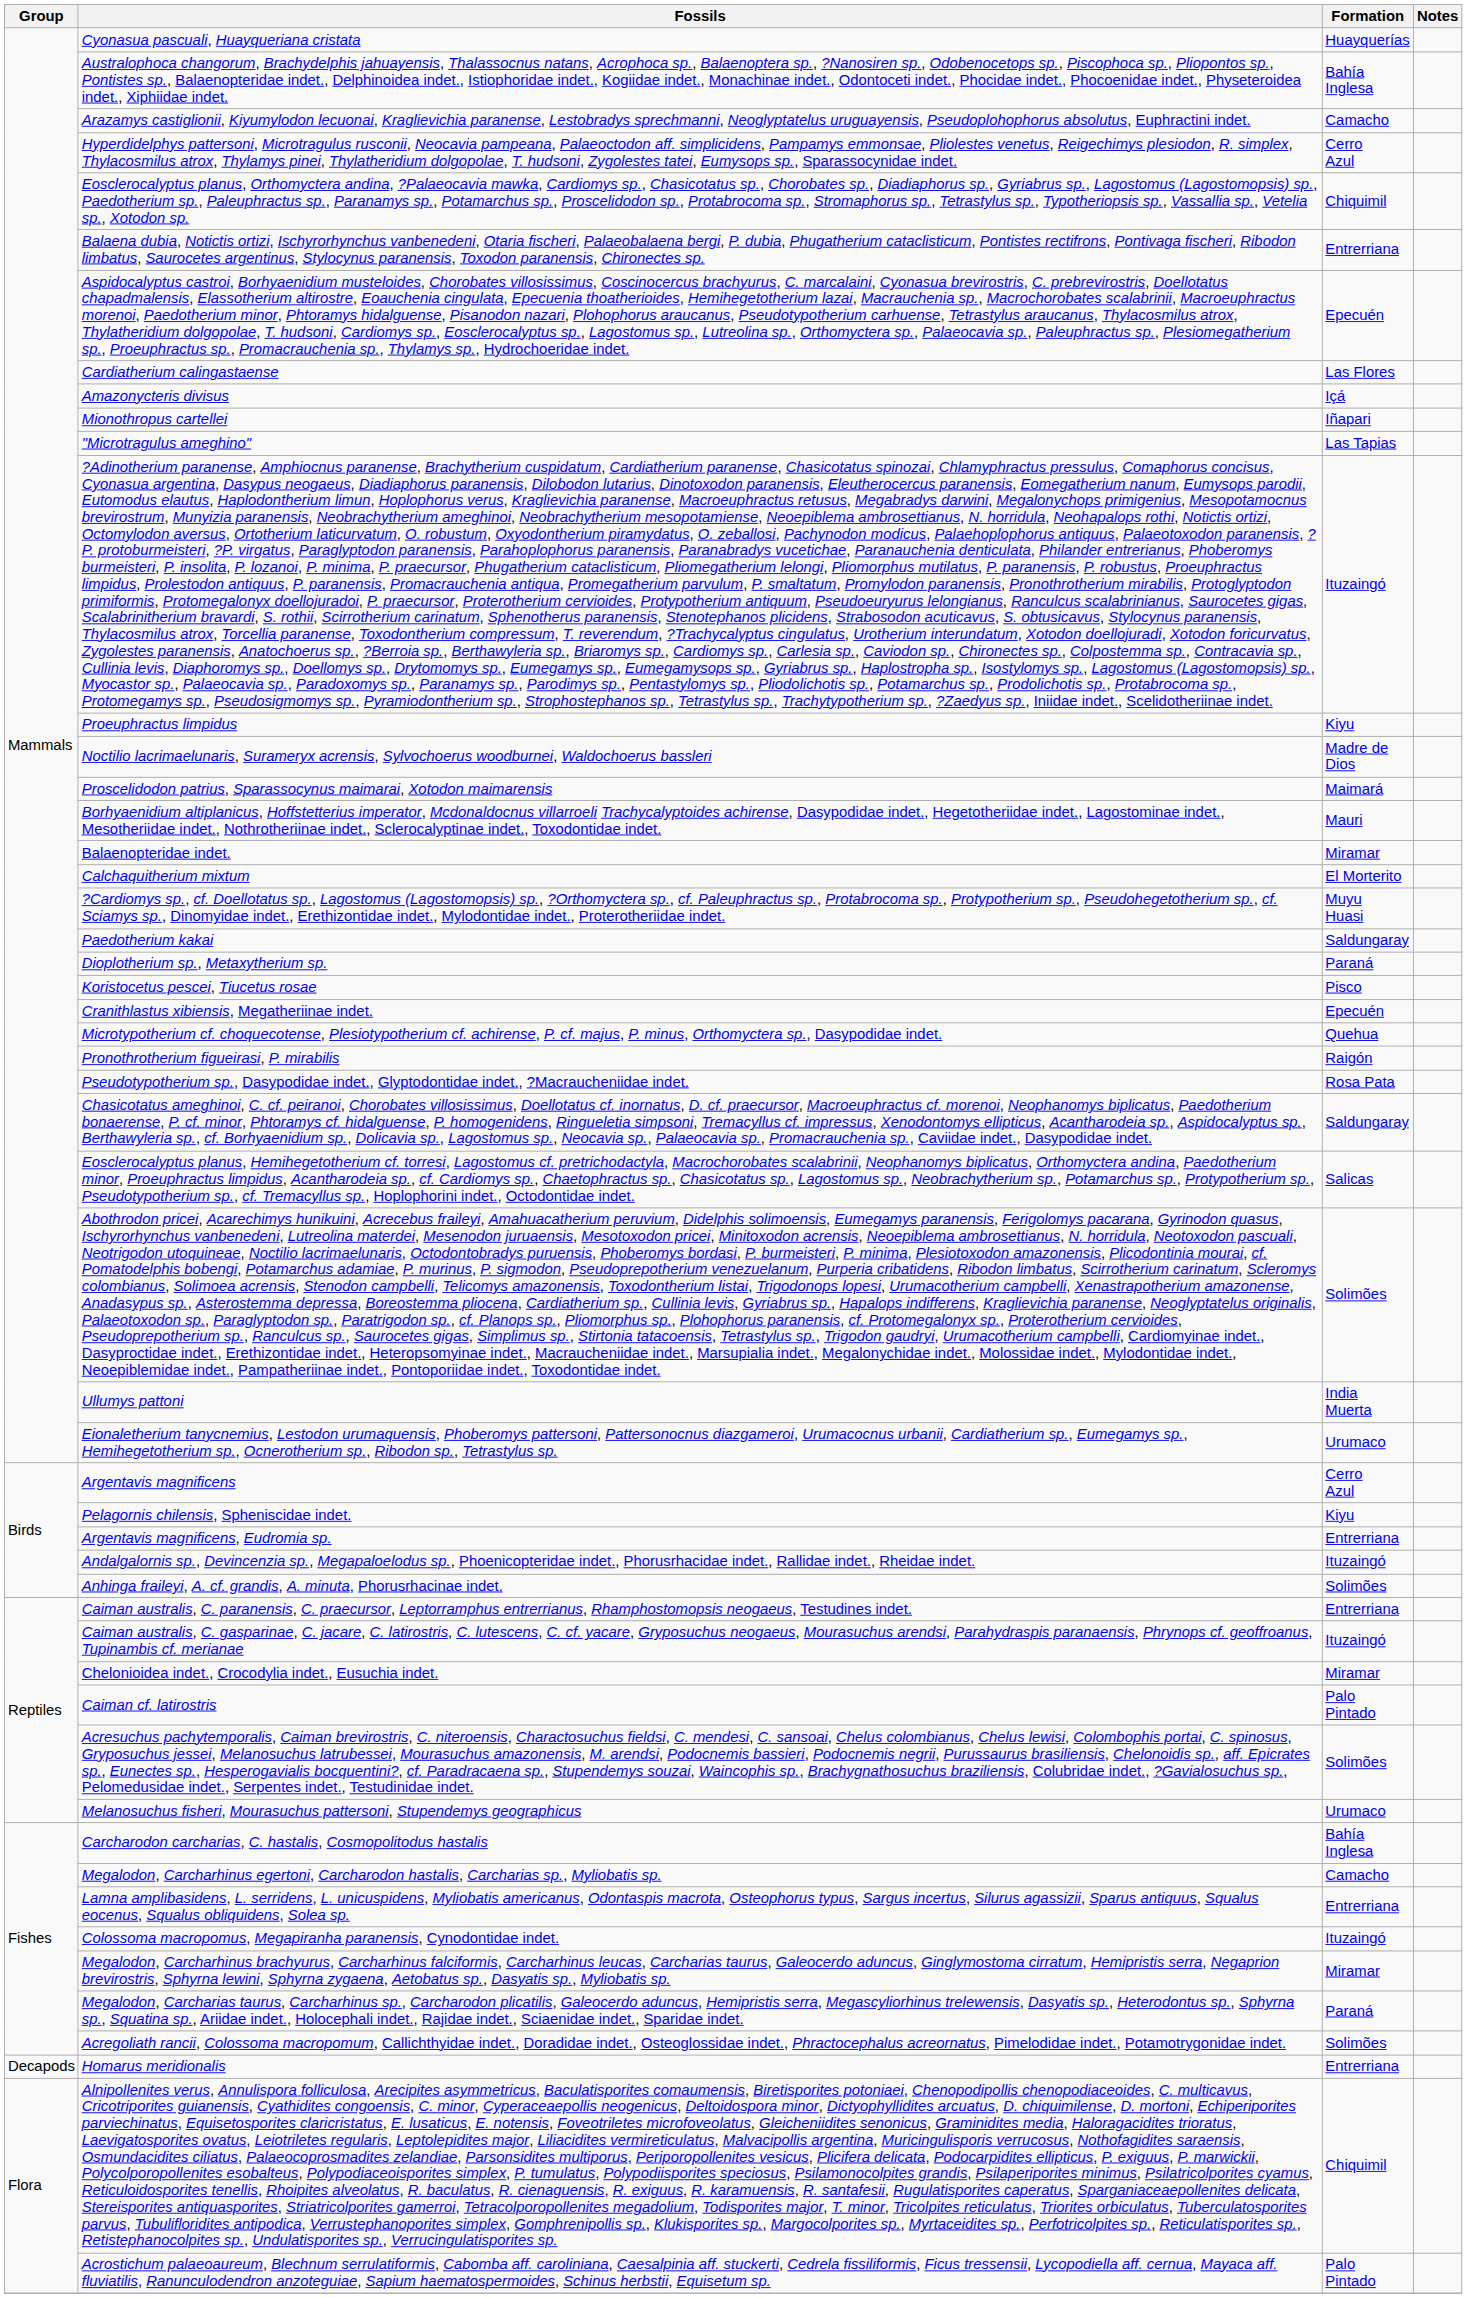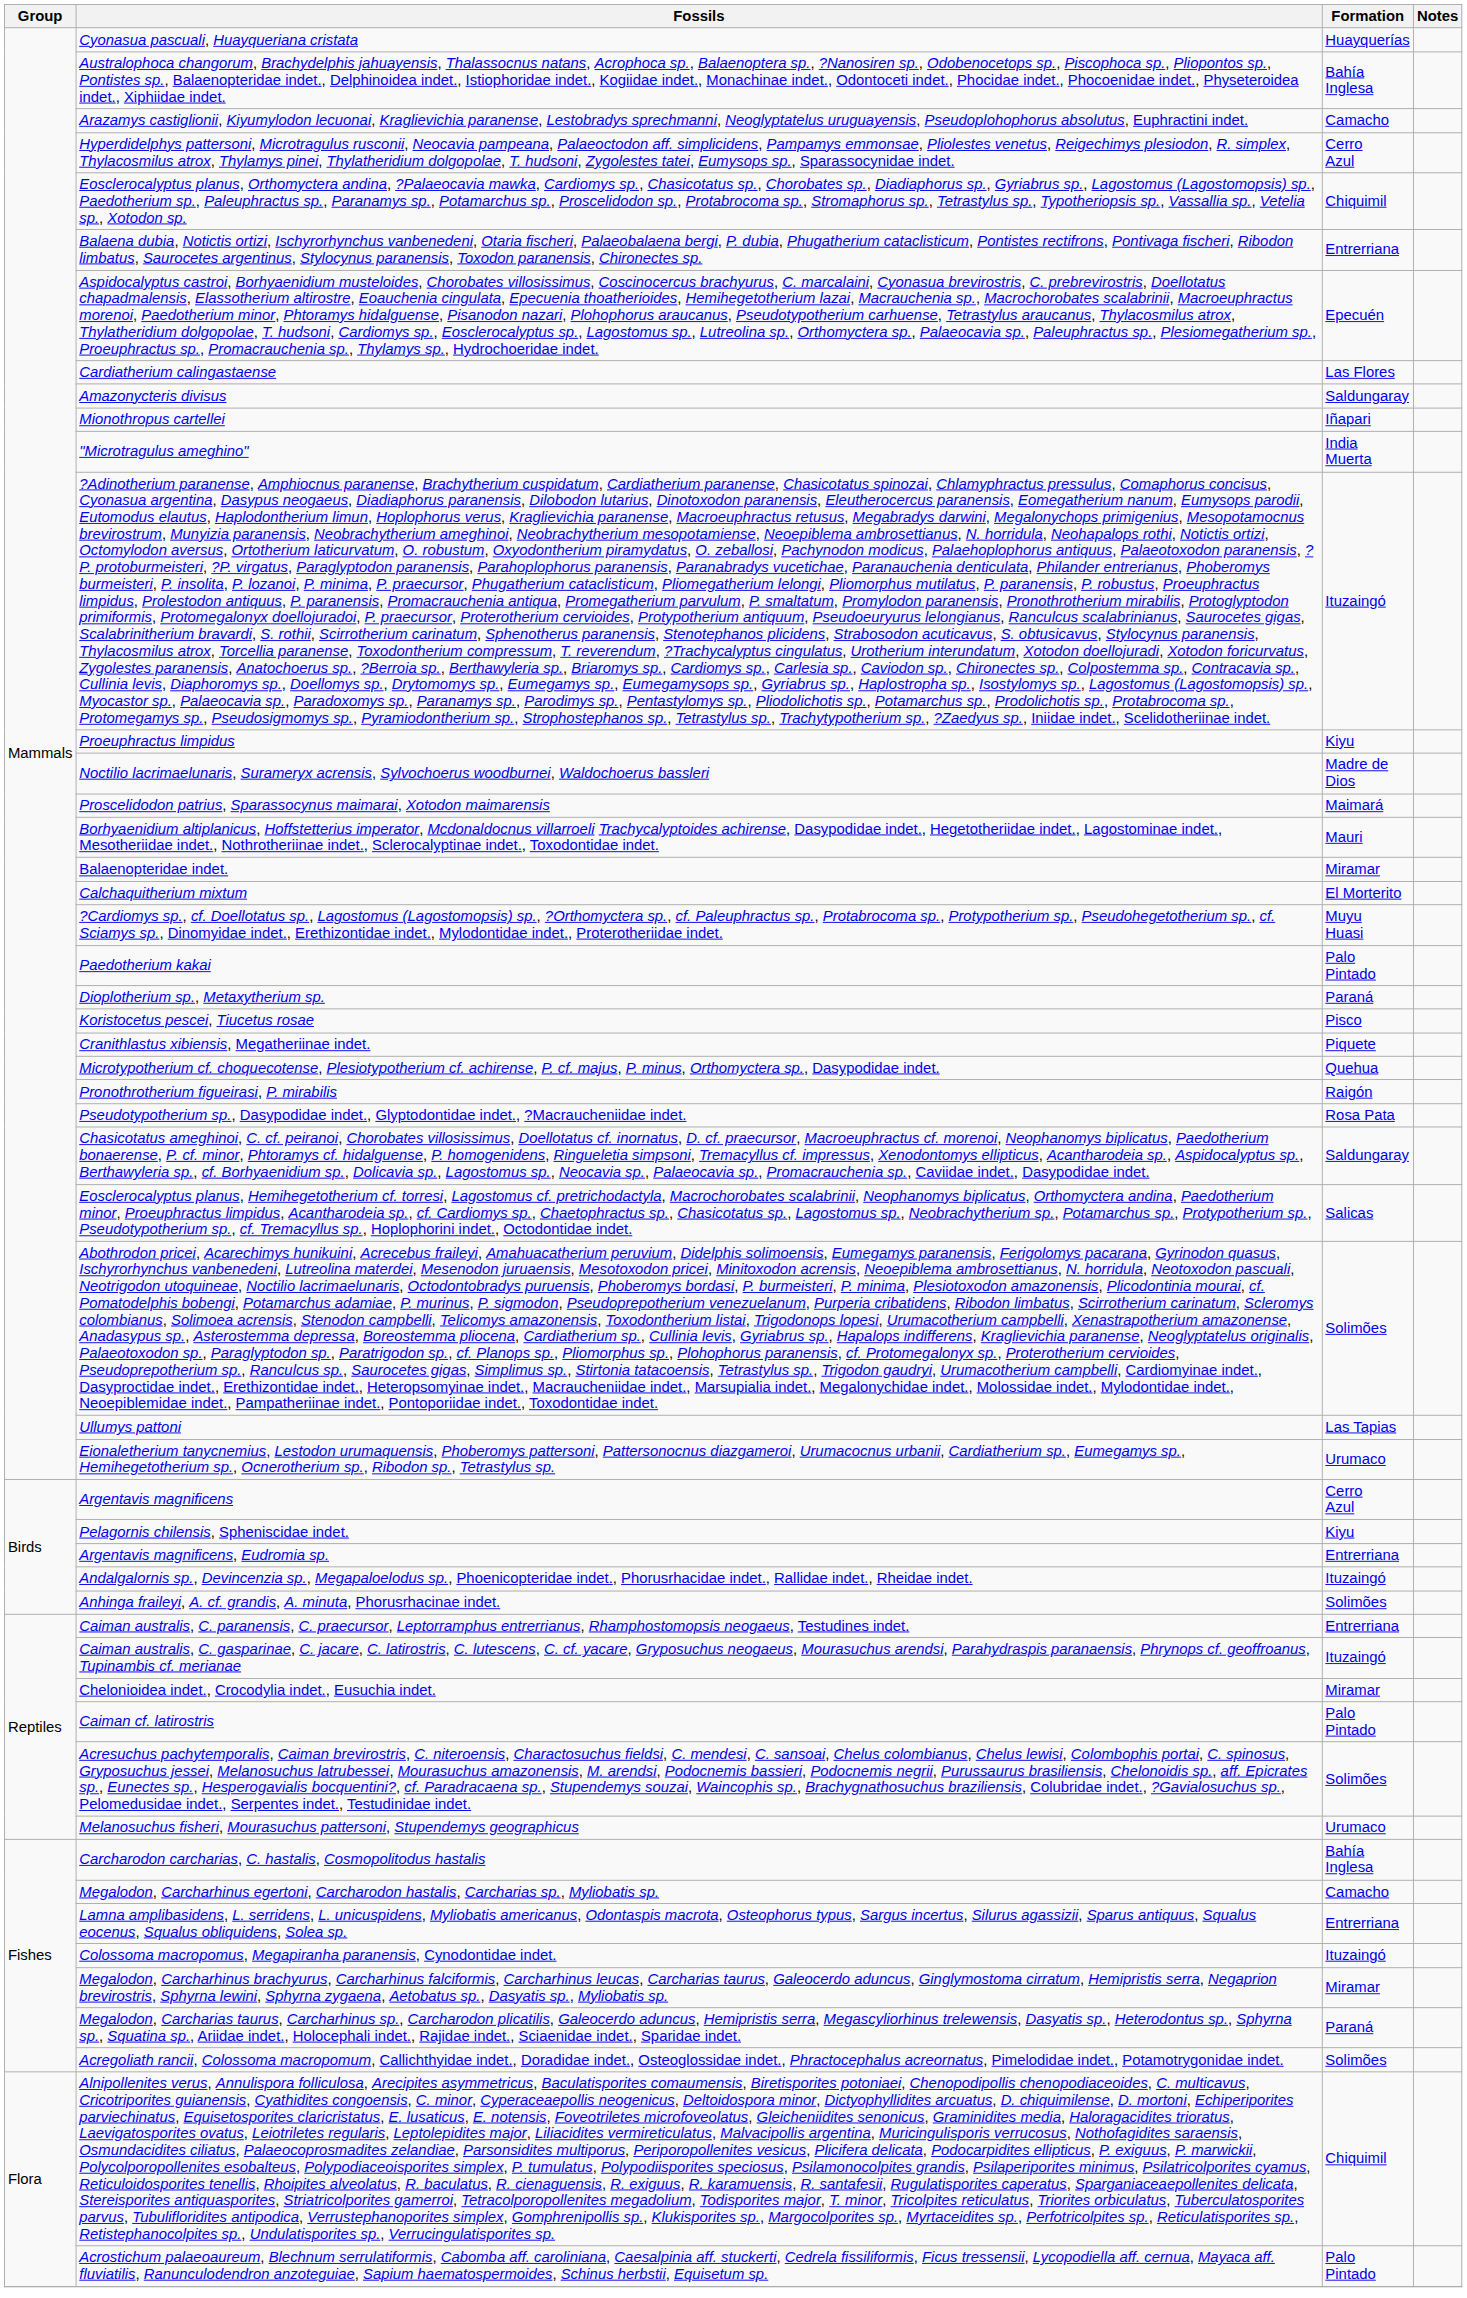(1335, 396) Içá -> (1367, 396) Saldungaray
(1361, 443) Las Tapias -> (1349, 451) India Muerta
(1367, 940) Saldungaray -> (1351, 965) Palo Pintado
(1355, 1011) Epecuén -> (1351, 1044) Piquete
(1349, 1402) India Muerta -> (1361, 1427) Las Tapias
- row: (154, 2066)
